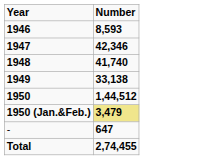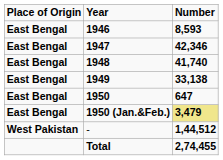+ column: (44, 12)
(116, 96) 1,44,512 -> (184, 96) 647
(104, 130) 647 -> (196, 130) 1,44,512
